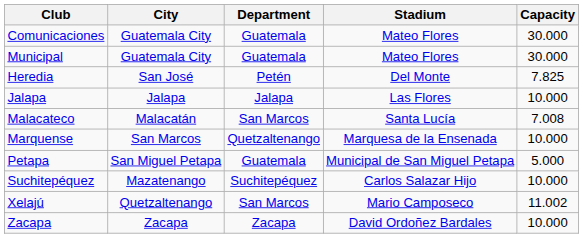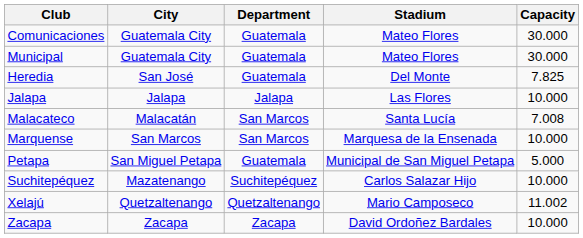(274, 77) Petén -> (274, 77) Guatemala
(274, 139) Quetzaltenango -> (274, 139) San Marcos
(274, 202) San Marcos -> (274, 202) Quetzaltenango
